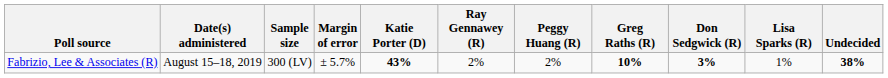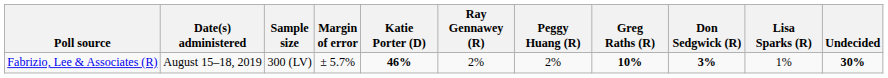(399, 62) 43% -> (399, 62) 46%
(853, 62) 38% -> (853, 62) 30%
